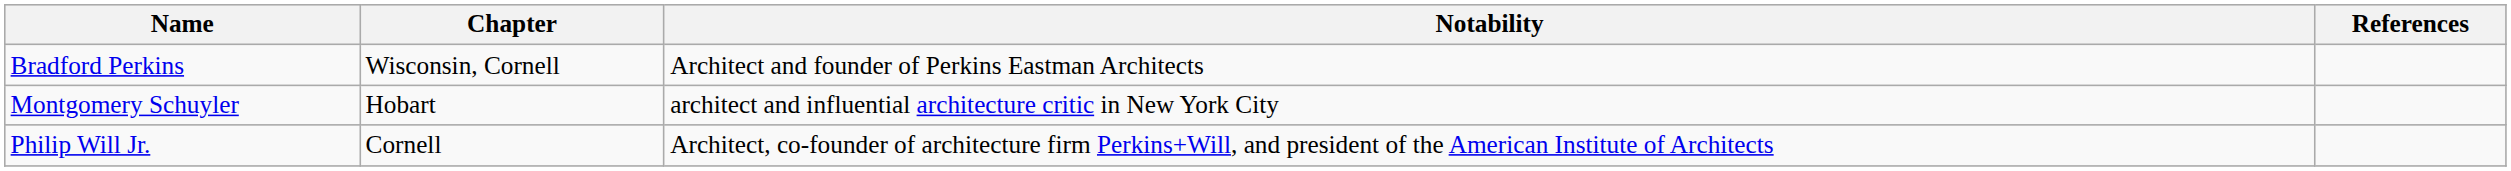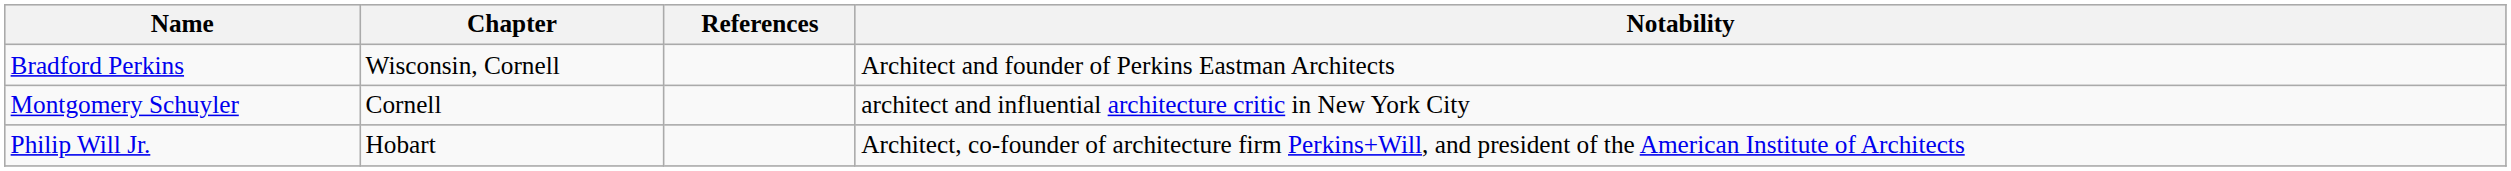columns swapped: (1490, 24) <-> (2410, 24)
(401, 104) Hobart -> (403, 104) Cornell
(403, 144) Cornell -> (401, 144) Hobart
